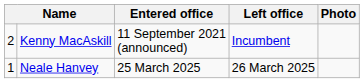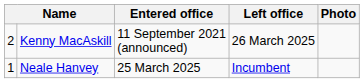(261, 41) Incumbent -> (273, 41) 26 March 2025
(273, 68) 26 March 2025 -> (261, 68) Incumbent
